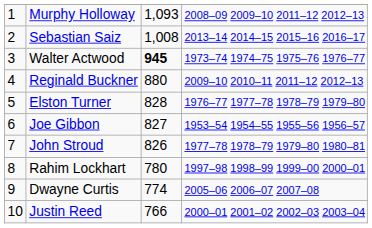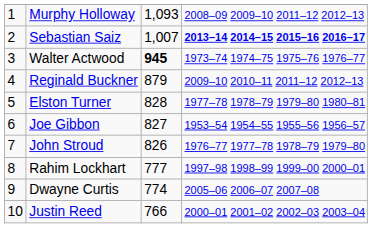(161, 37) 1,008 -> (161, 37) 1,007
(275, 37) normal -> (275, 37) bold
(156, 80) 880 -> (156, 80) 879
(275, 103) 1976–77 1977–78 1978–79 1979–80 -> (275, 103) 1977–78 1978–79 1979–80 1980–81
(275, 146) 1977–78 1978–79 1979–80 1980–81 -> (275, 146) 1976–77 1977–78 1978–79 1979–80
(156, 168) 780 -> (156, 168) 777
